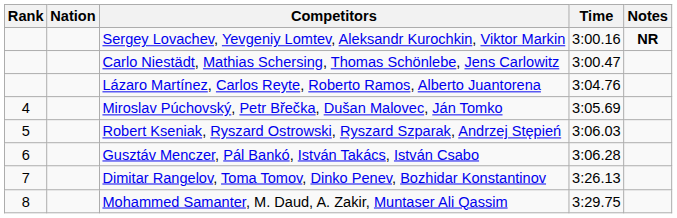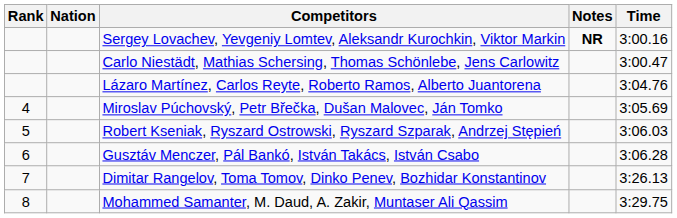columns swapped: (596, 16) <-> (648, 16)
